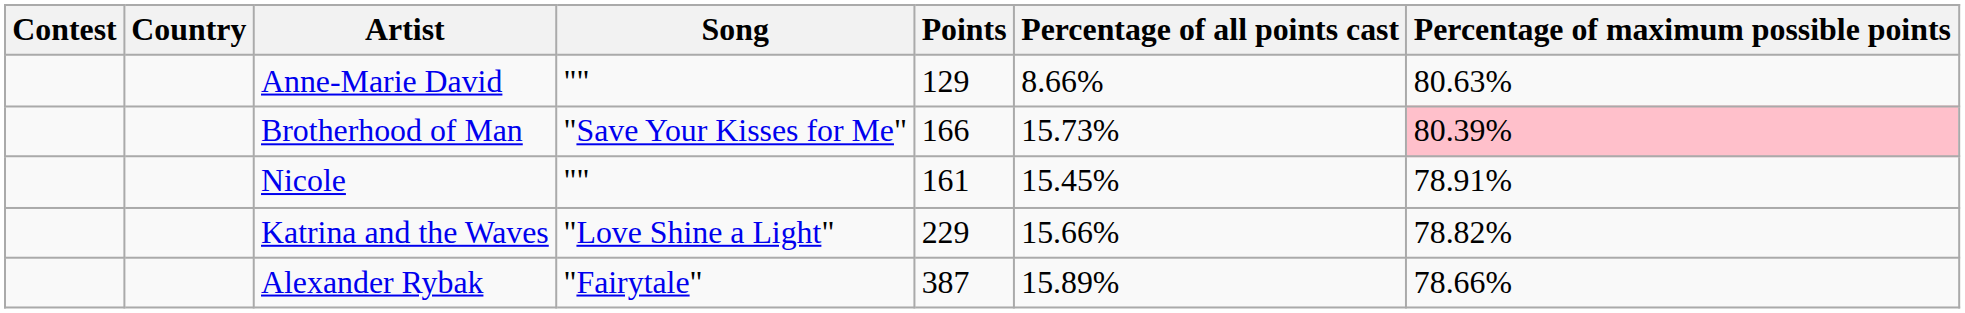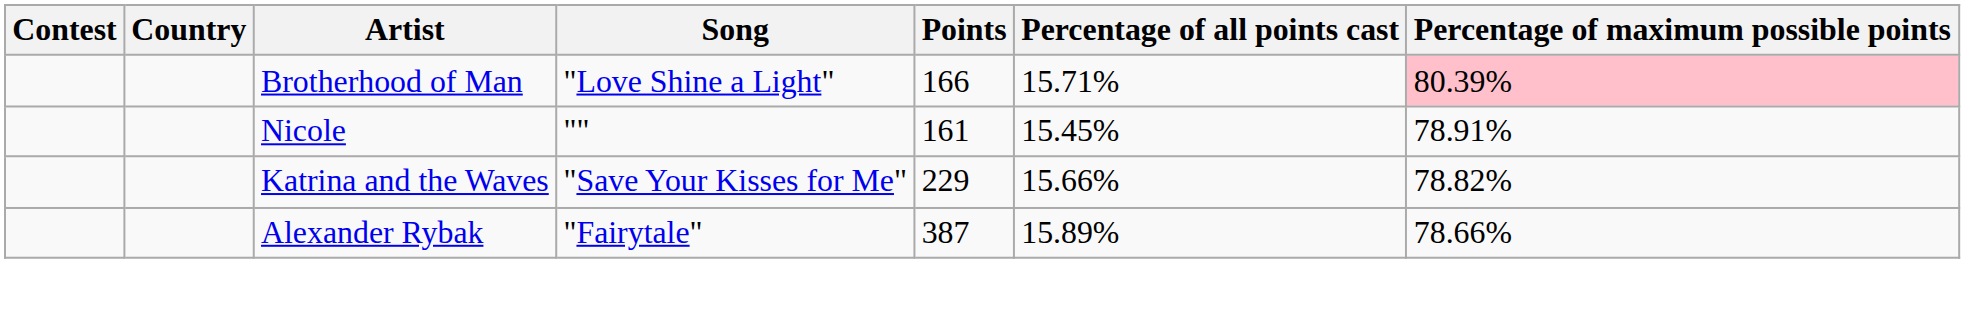- row: (382, 80)
(735, 130) "Save Your Kisses for Me" -> (699, 80) "Love Shine a Light"
(1070, 130) 15.73% -> (1070, 80) 15.71%
(699, 231) "Love Shine a Light" -> (735, 181) "Save Your Kisses for Me"
